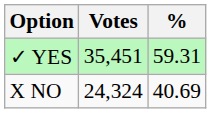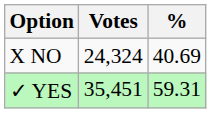rows swapped: (41, 56) <-> (36, 90)
